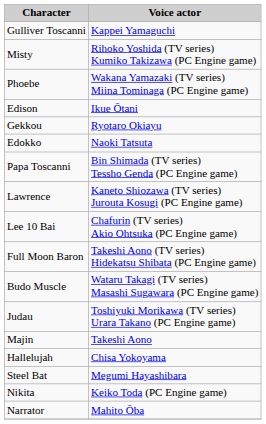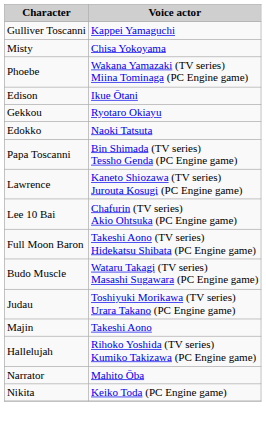(174, 54) Rihoko Yoshida (TV series) Kumiko Takizawa (PC Engine game) -> (128, 48) Chisa Yokoyama
(128, 357) Chisa Yokoyama -> (174, 351) Rihoko Yoshida (TV series) Kumiko Takizawa (PC Engine game)
- row: (27, 375)
rows swapped: (21, 392) <-> (26, 410)
